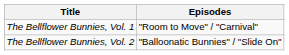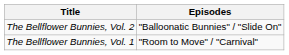rows swapped: (70, 27) <-> (70, 42)
